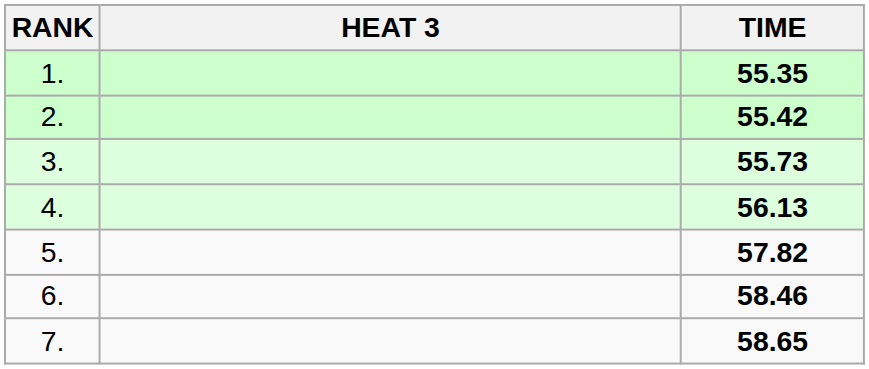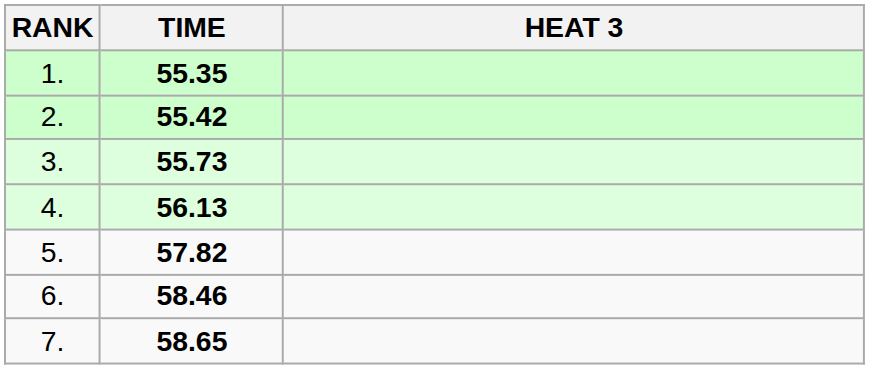columns swapped: (391, 28) <-> (773, 28)
